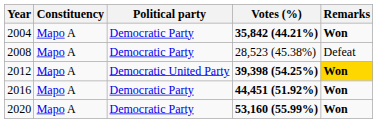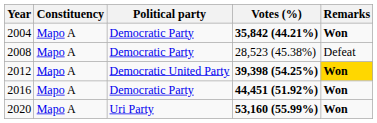(152, 109) Democratic Party -> (132, 109) Uri Party
